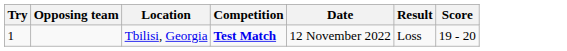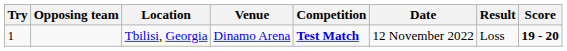+ column: (252, 14)
(457, 35) normal -> (540, 35) bold
